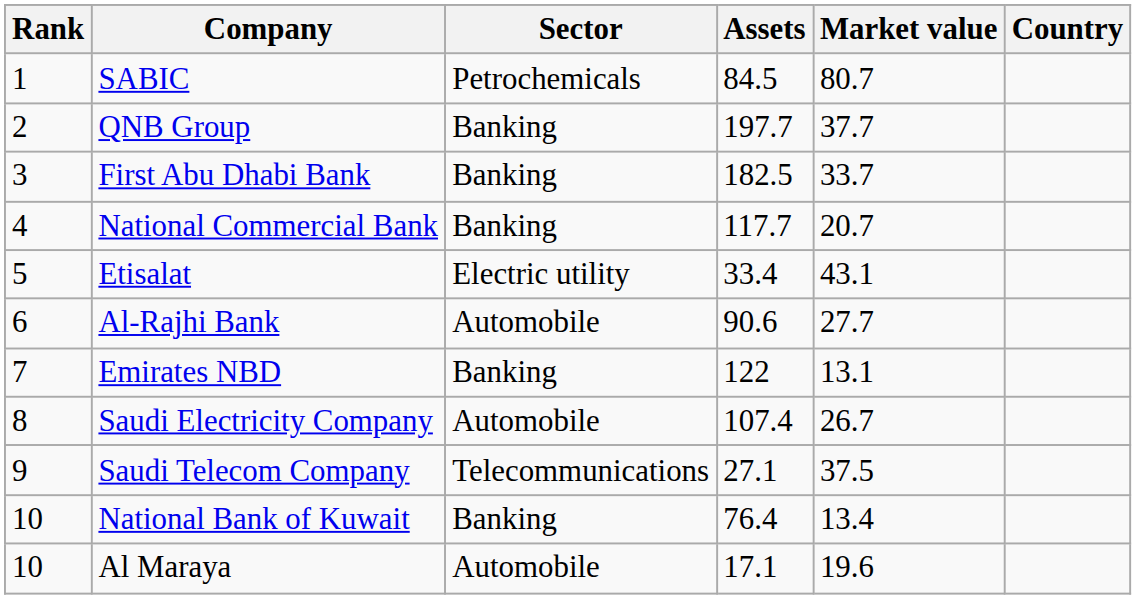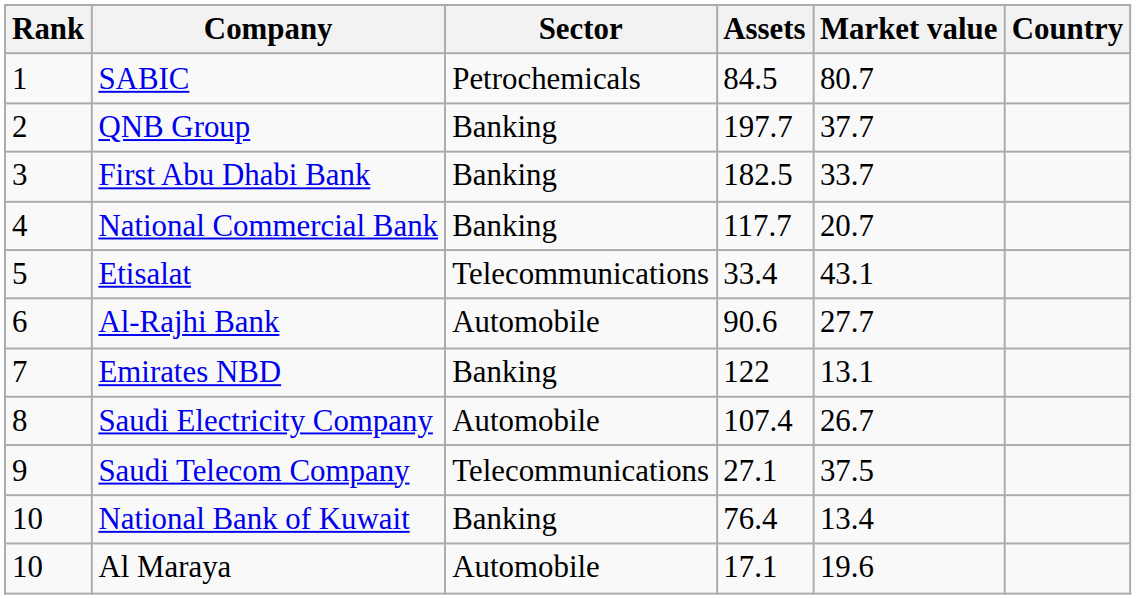(541, 273) Electric utility -> (581, 273) Telecommunications
